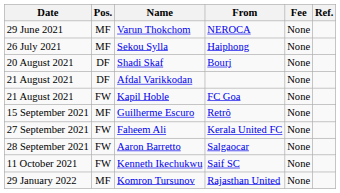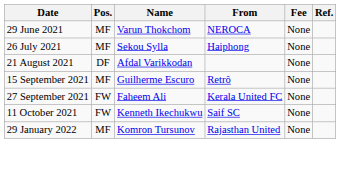- row: (140, 63)
- row: (143, 96)
- row: (149, 146)
